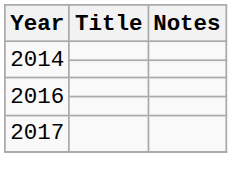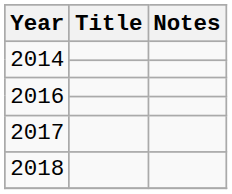+ row: (37, 170)
